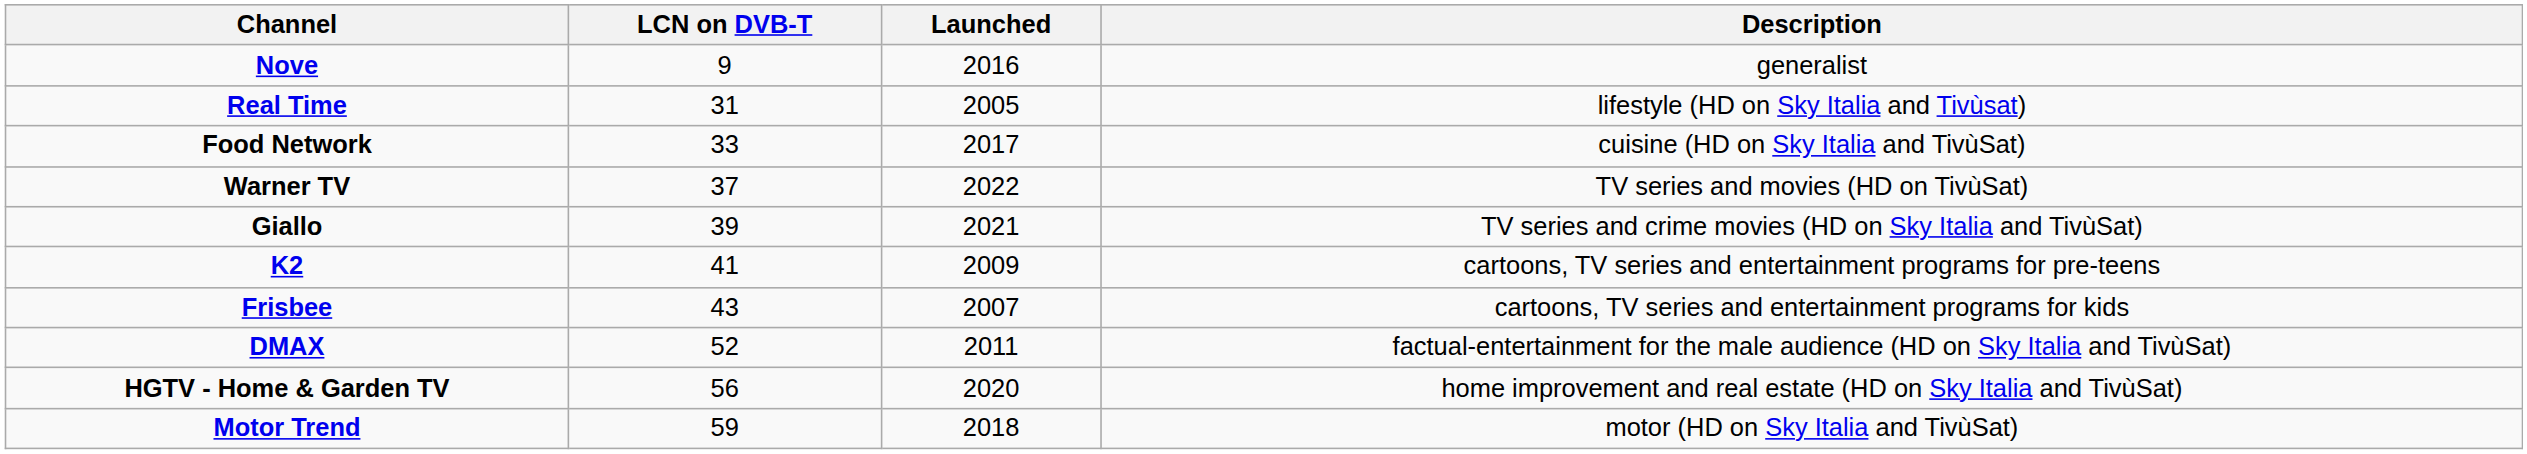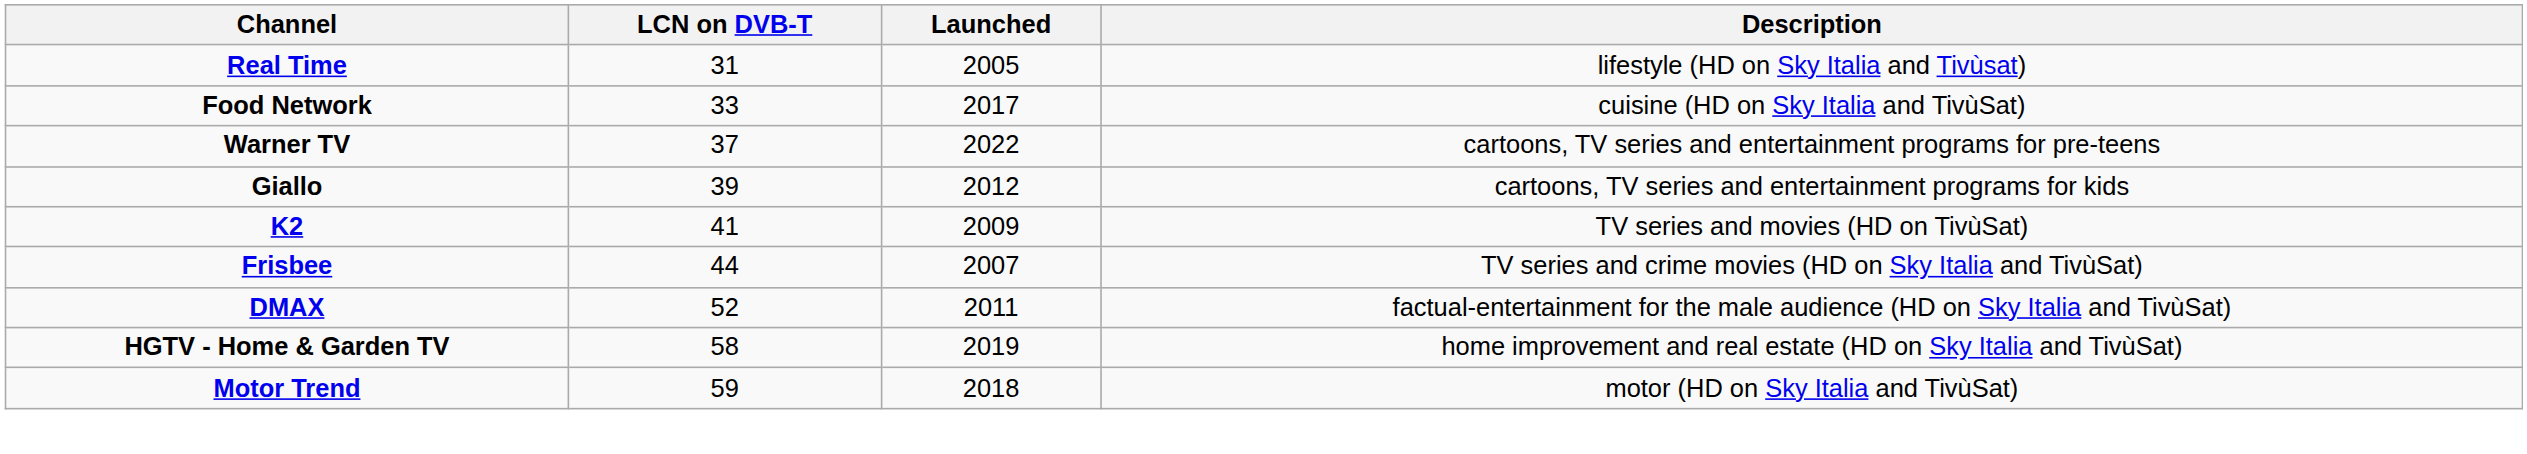- row: (287, 65)
(1812, 186) TV series and movies (HD on TivùSat) -> (1812, 145) cartoons, TV series and entertainment programs for pre-teens
(991, 226) 2021 -> (991, 186) 2012
(1812, 226) TV series and crime movies (HD on Sky Italia and TivùSat) -> (1812, 186) cartoons, TV series and entertainment programs for kids
(1812, 266) cartoons, TV series and entertainment programs for pre-teens -> (1812, 226) TV series and movies (HD on TivùSat)
(725, 307) 43 -> (725, 266) 44
(1812, 307) cartoons, TV series and entertainment programs for kids -> (1812, 266) TV series and crime movies (HD on Sky Italia and TivùSat)
(725, 387) 56 -> (725, 347) 58
(991, 387) 2020 -> (991, 347) 2019
